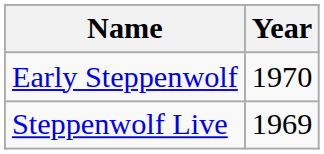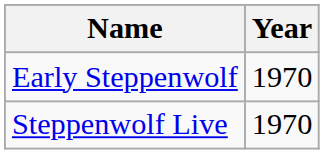(282, 124) 1969 -> (282, 124) 1970
